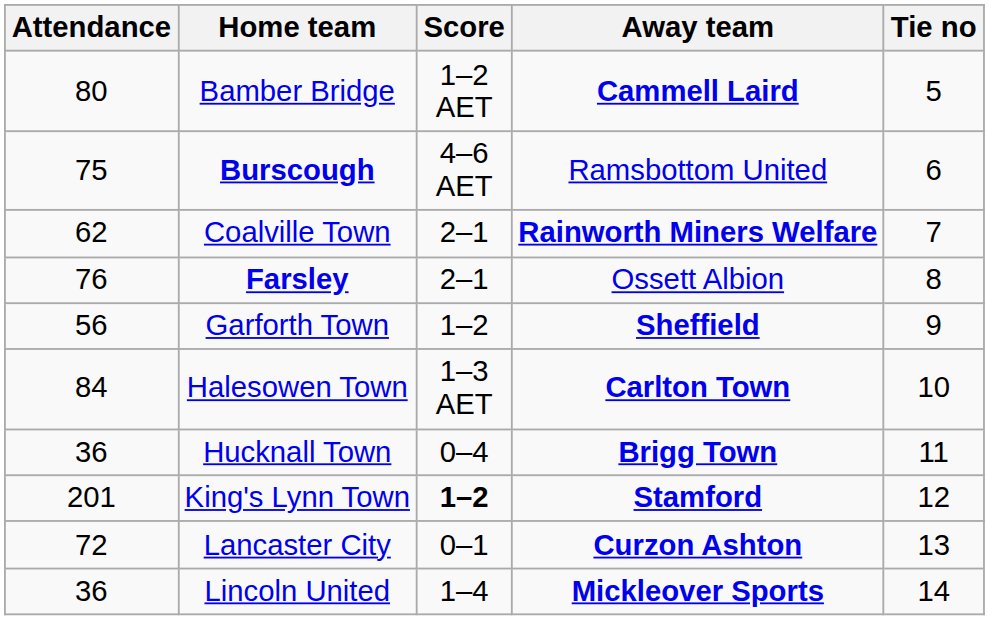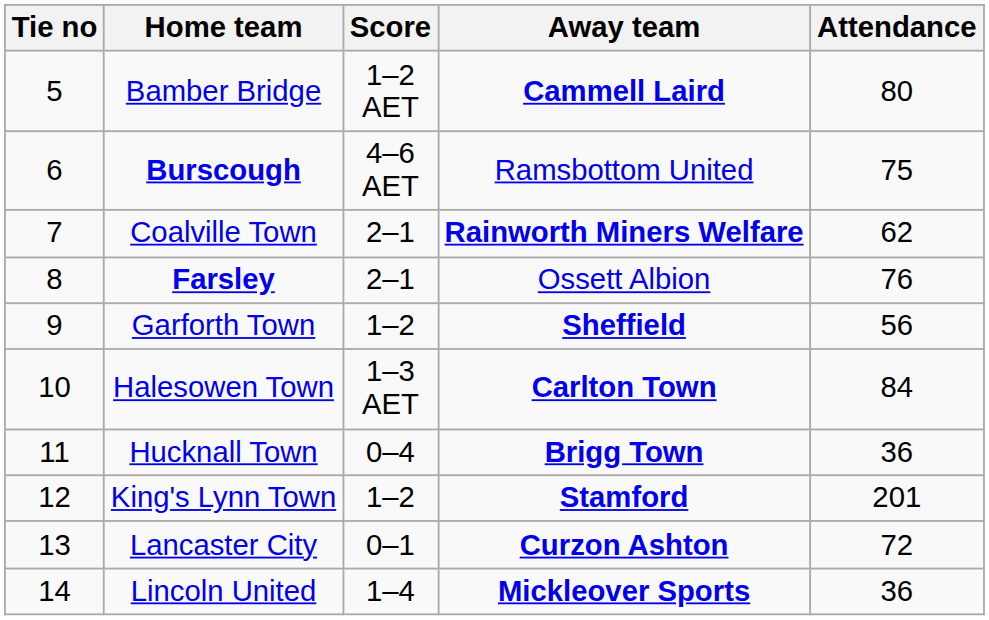columns swapped: (934, 27) <-> (91, 27)
(464, 498) bold -> (390, 498) normal
